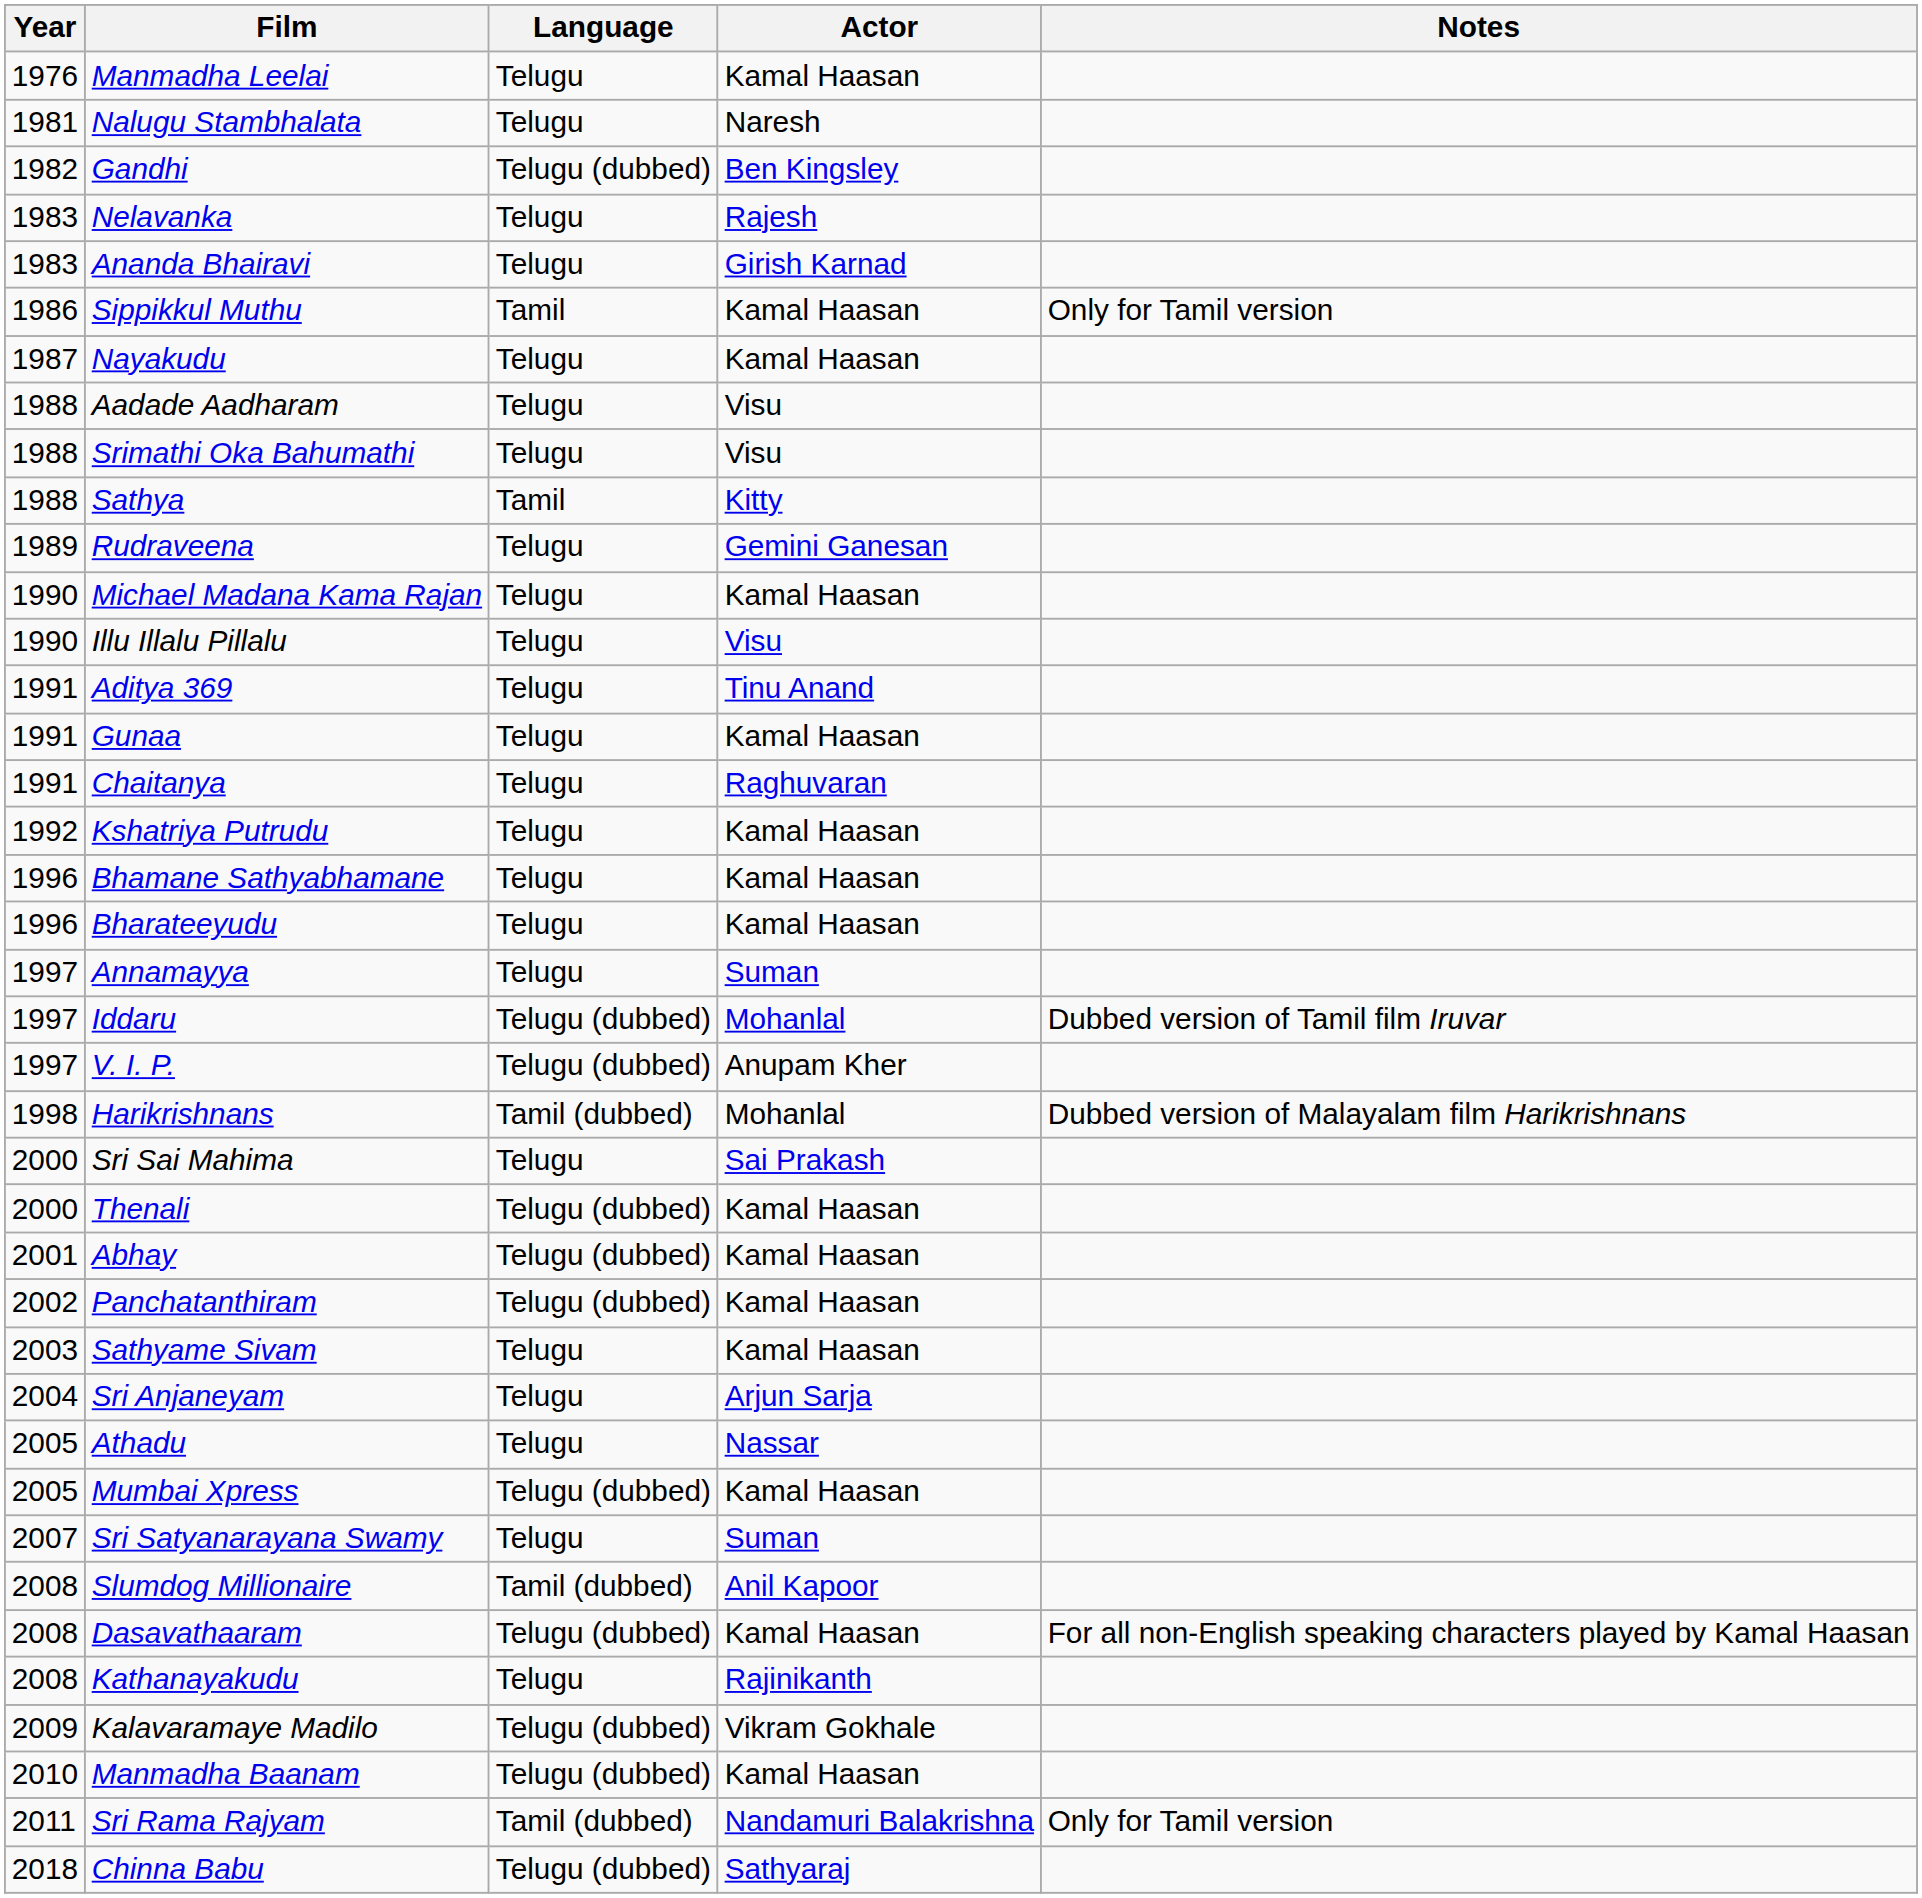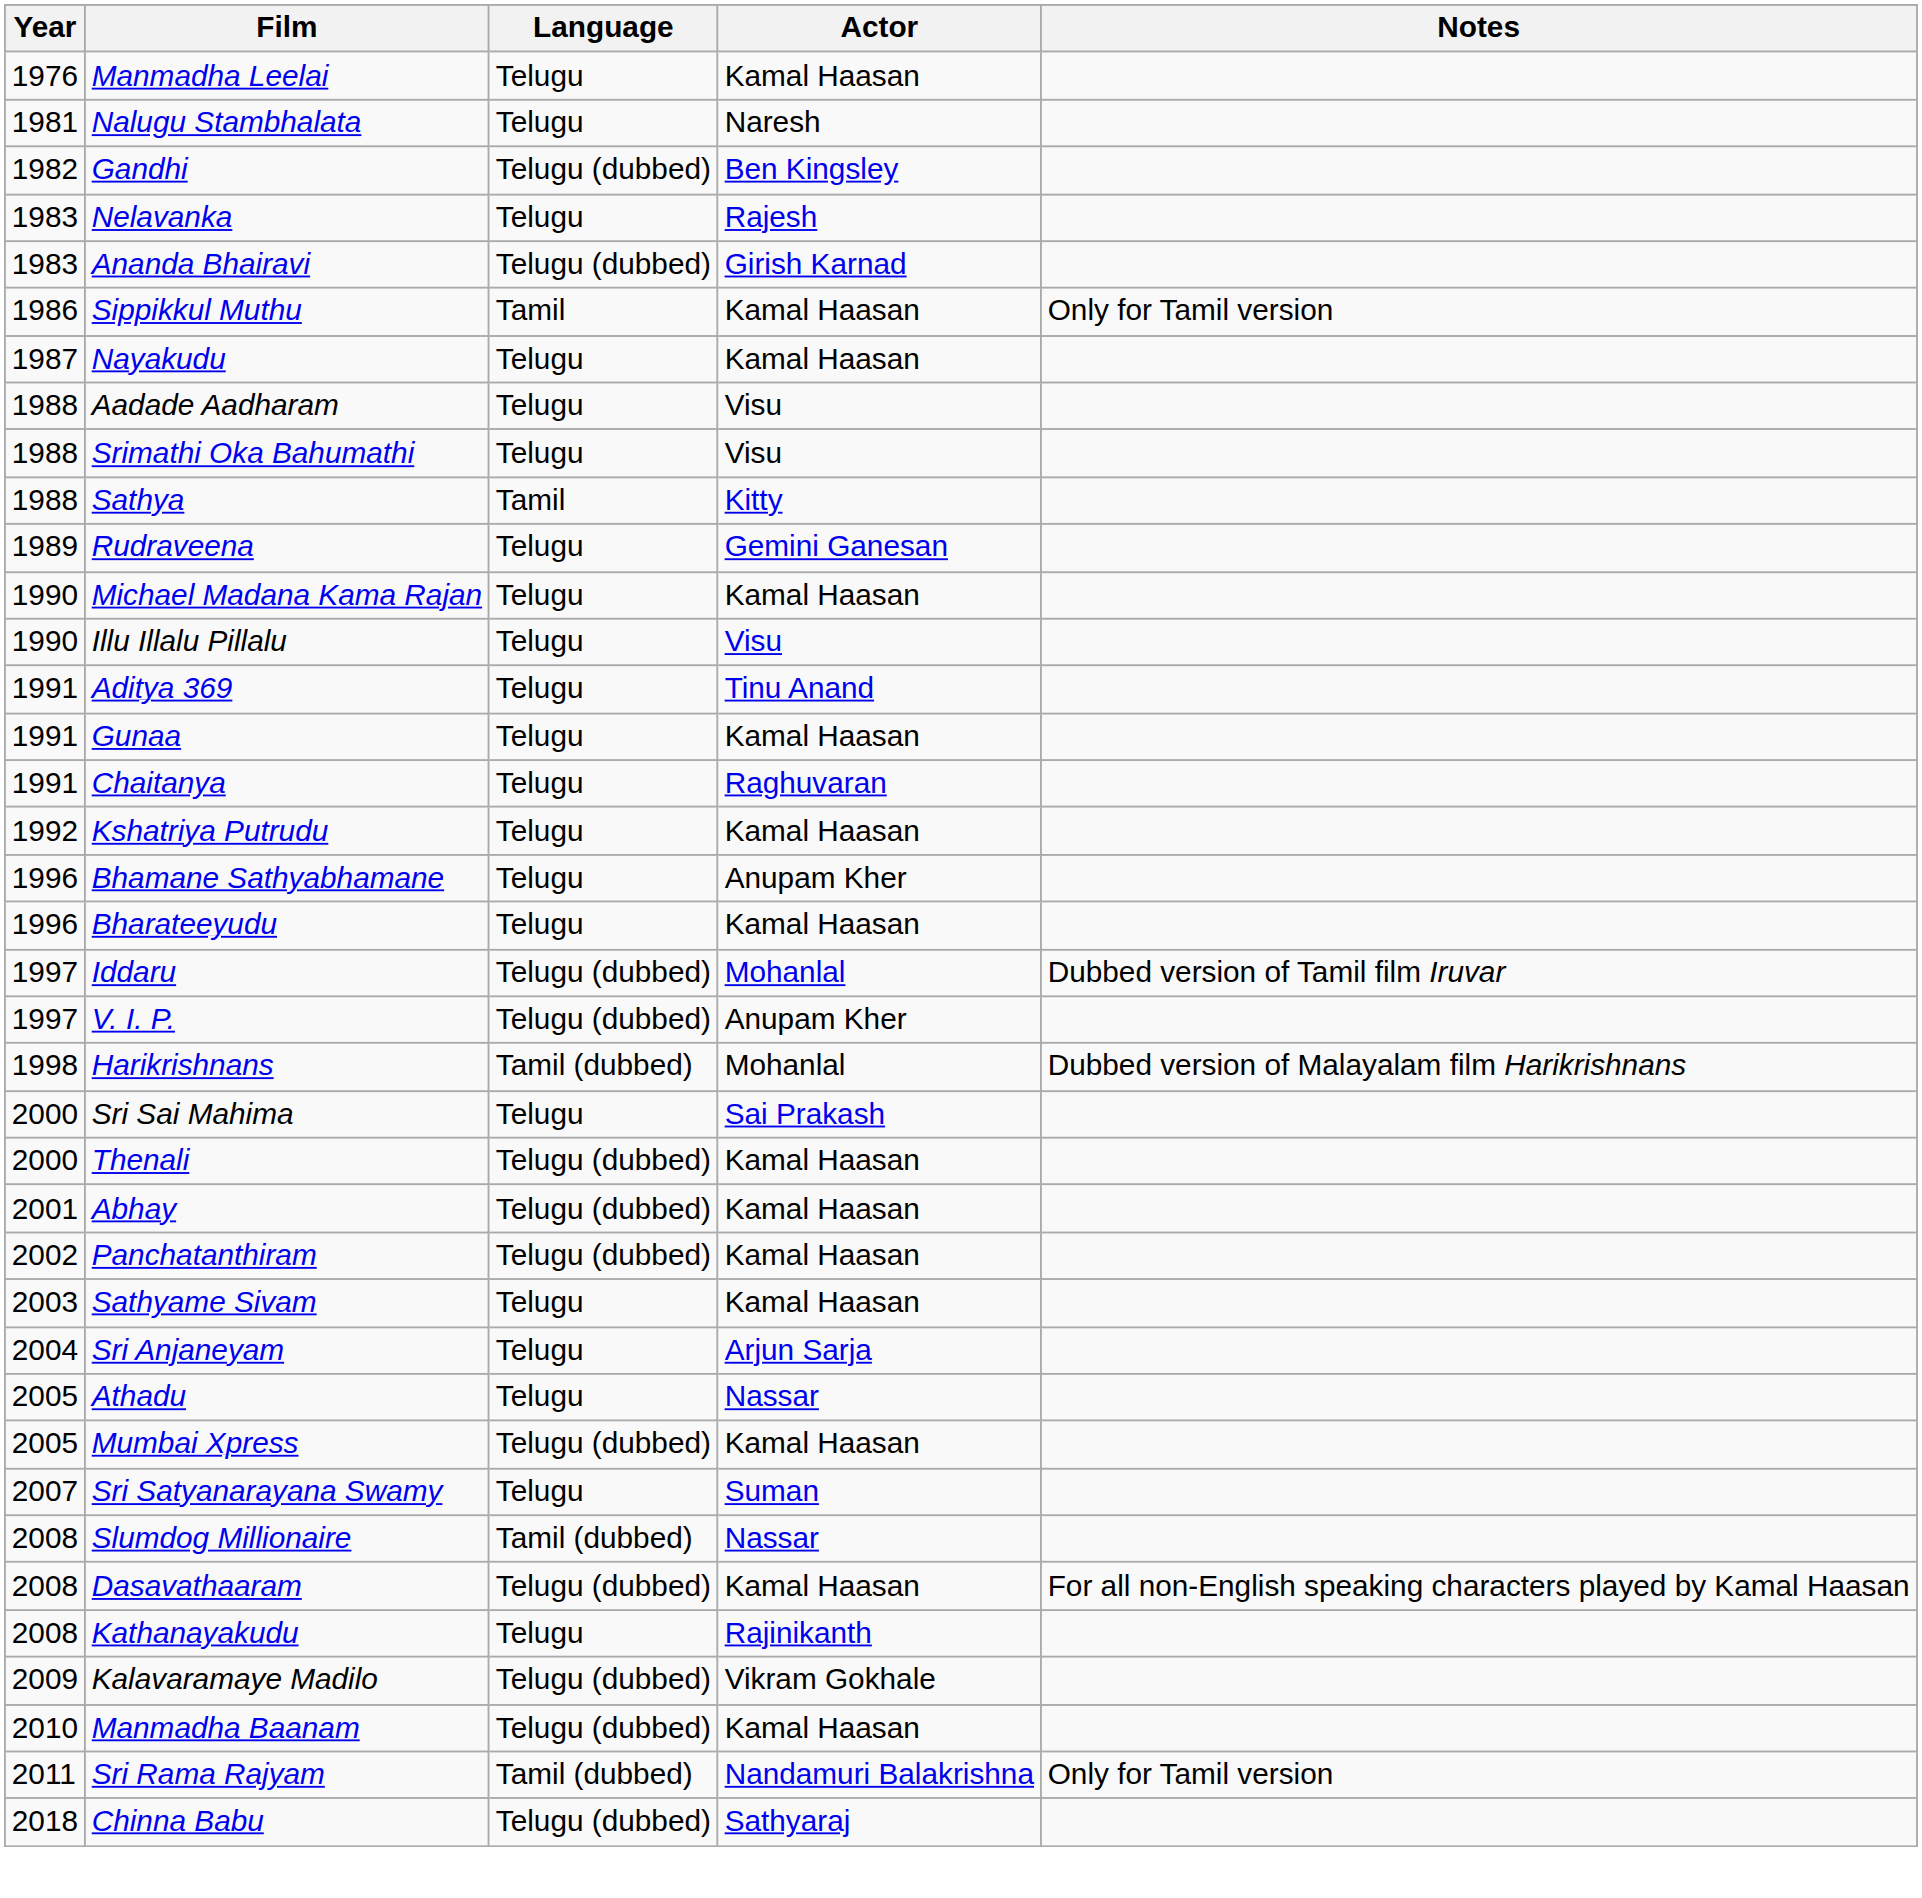(540, 264) Telugu -> (603, 264) Telugu (dubbed)
(822, 877) Kamal Haasan -> (816, 877) Anupam Kher
- row: (170, 972)
(802, 1585) Anil Kapoor -> (772, 1538) Nassar
